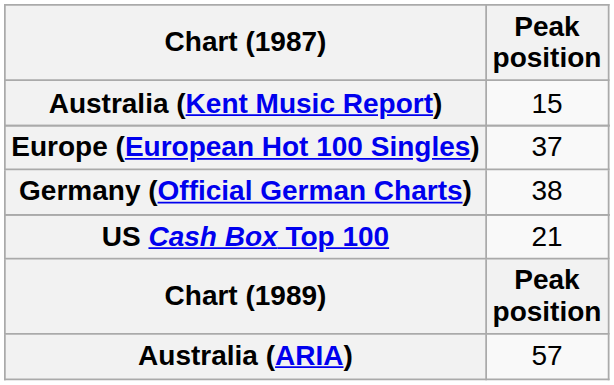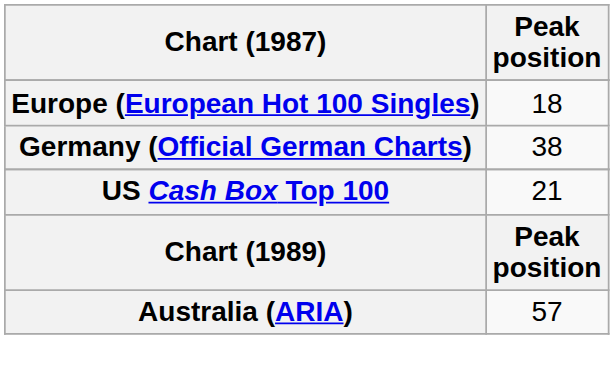- row: (245, 102)
(547, 147) 37 -> (547, 102) 18
